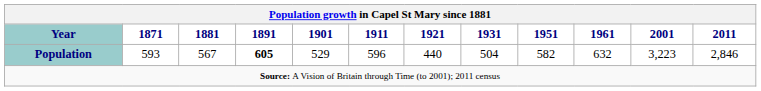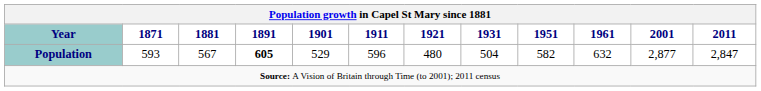(433, 55) 440 -> (433, 55) 480
(662, 55) 3,223 -> (662, 55) 2,877
(724, 55) 2,846 -> (724, 55) 2,847
